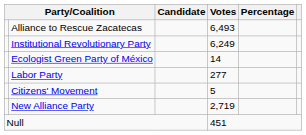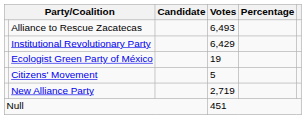(222, 43) 6,249 -> (222, 43) 6,429
(215, 59) 14 -> (215, 59) 19
- row: (37, 75)
